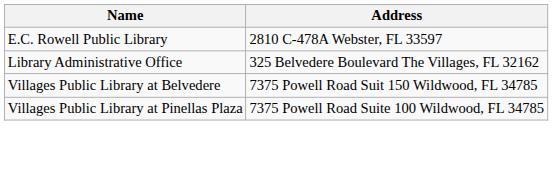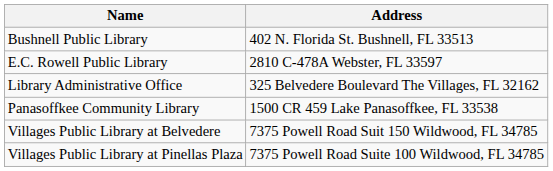+ row: (78, 39)
+ row: (104, 108)
